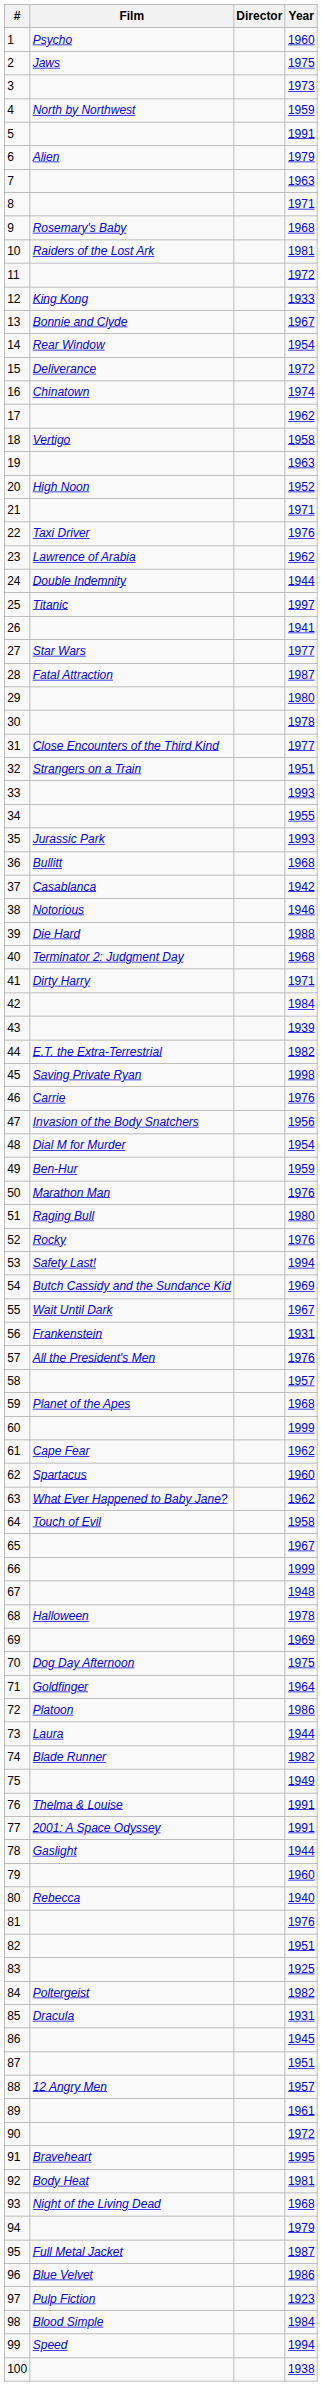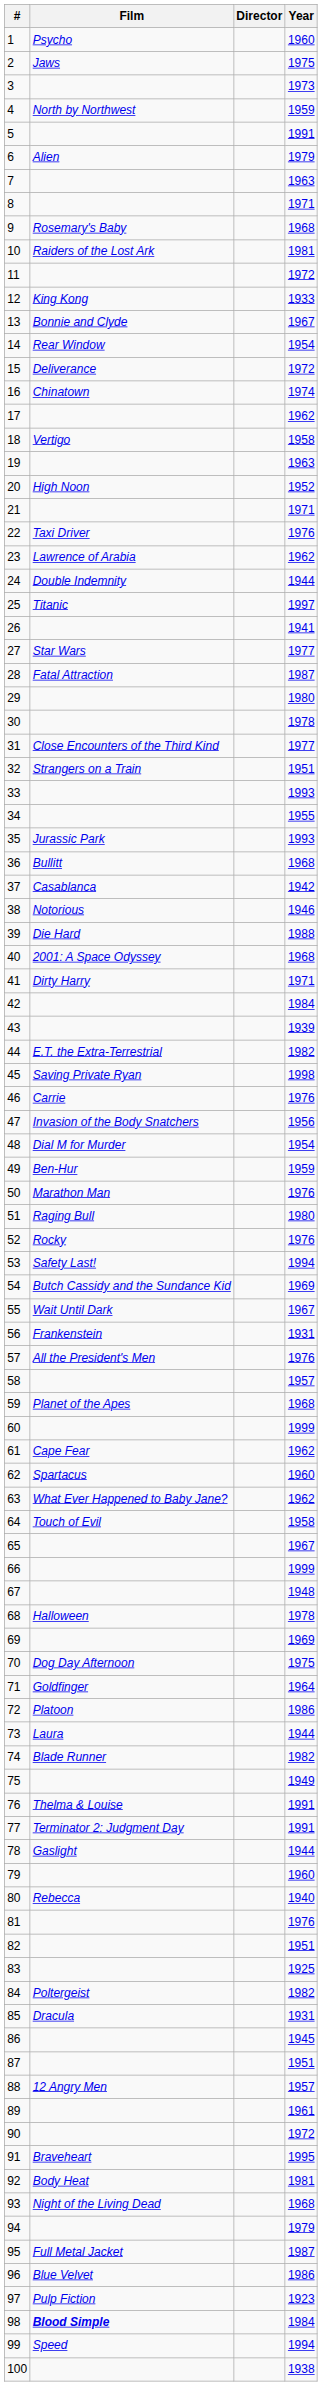(108, 957) Terminator 2: Judgment Day -> (97, 957) 2001: A Space Odyssey
(97, 1828) 2001: A Space Odyssey -> (108, 1828) Terminator 2: Judgment Day
(68, 2322) normal -> (71, 2322) bold
